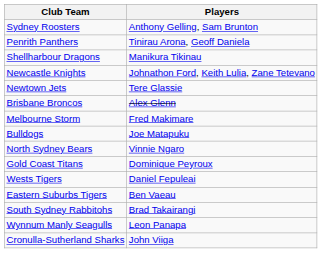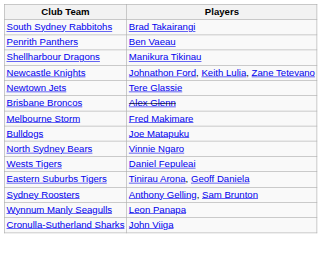rows swapped: (43, 27) <-> (59, 210)
(189, 42) Tinirau Arona, Geoff Daniela -> (152, 42) Ben Vaeau
- row: (45, 164)
(152, 194) Ben Vaeau -> (189, 179) Tinirau Arona, Geoff Daniela
